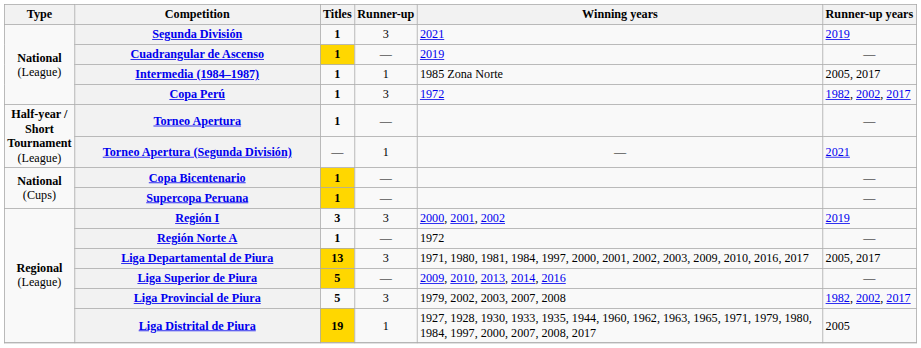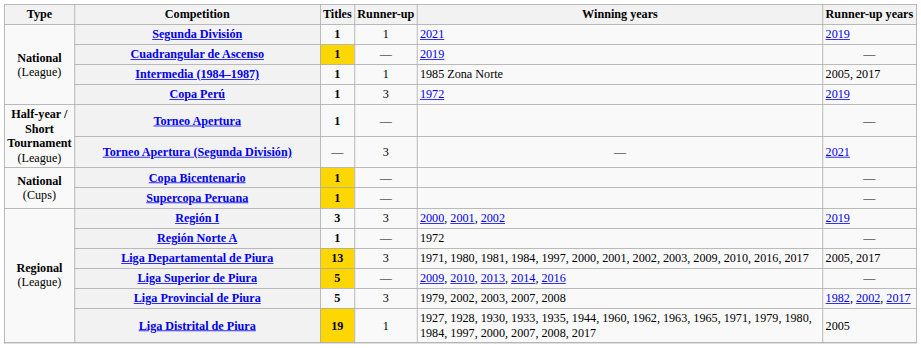(386, 34) 3 -> (386, 34) 1
(868, 94) 1982, 2002, 2017 -> (838, 94) 2019
(386, 152) 1 -> (386, 152) 3
